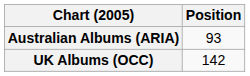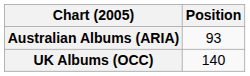(214, 60) 142 -> (214, 60) 140
